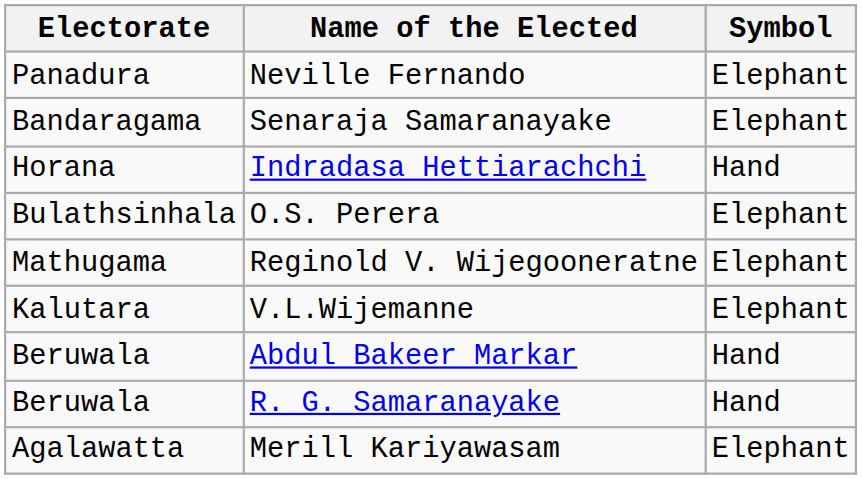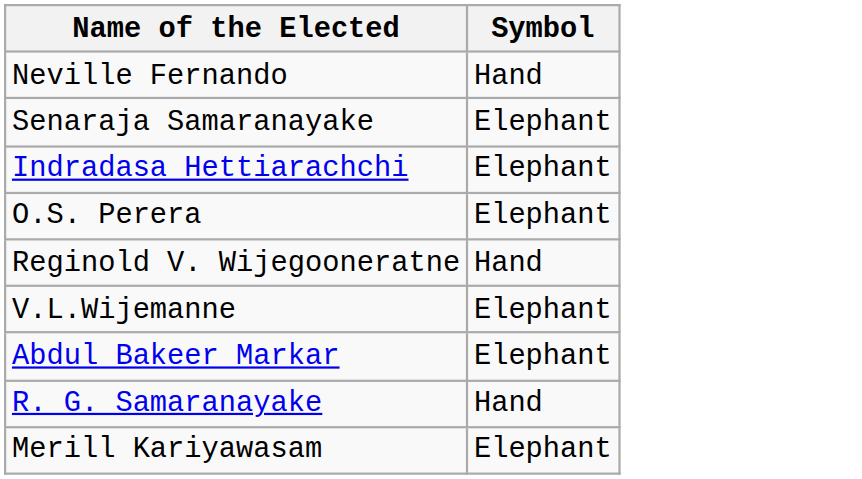- column: (124, 29)
(781, 75) Elephant -> (508, 75) Hand
(746, 169) Hand -> (543, 169) Elephant
(781, 263) Elephant -> (508, 263) Hand
(746, 356) Hand -> (543, 356) Elephant
